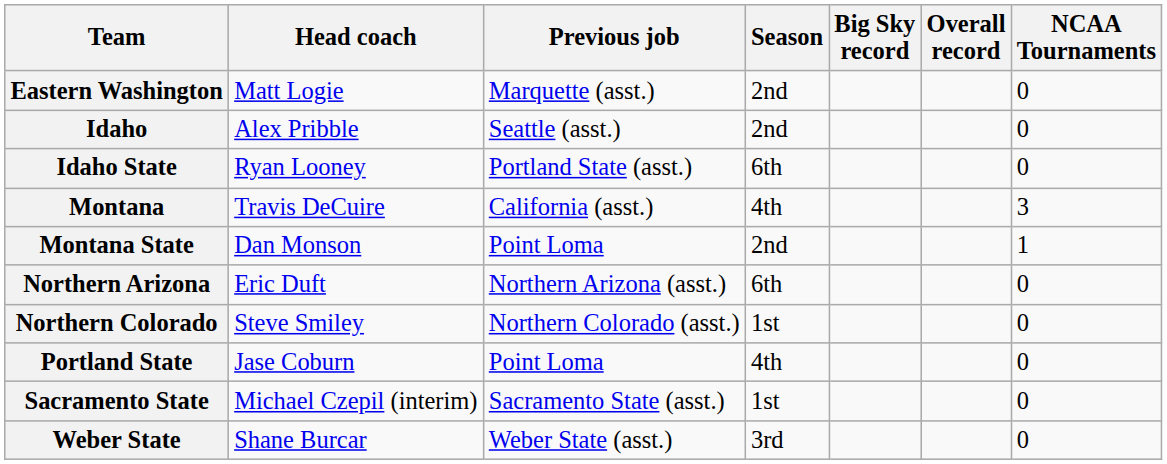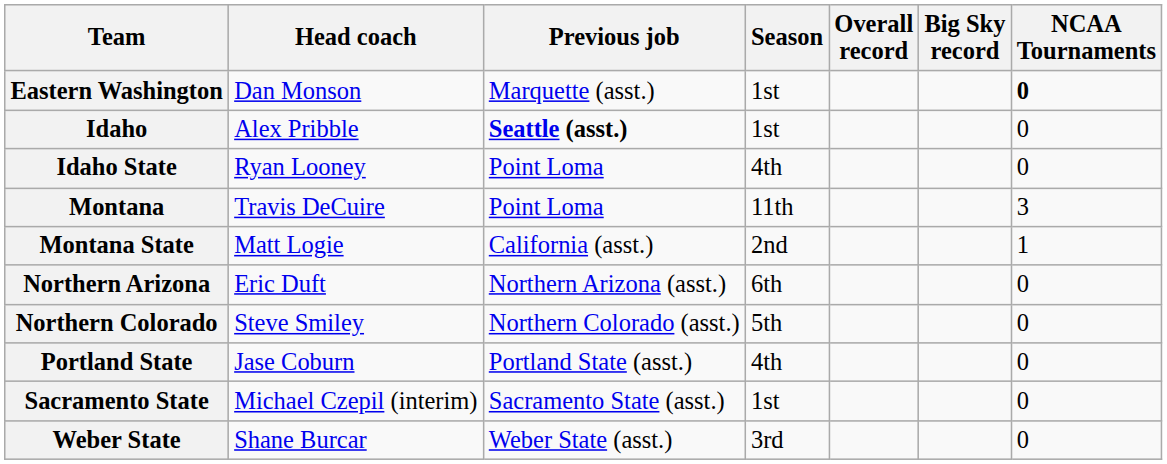columns swapped: (966, 37) <-> (875, 37)
(289, 90) Matt Logie -> (298, 90) Dan Monson
(769, 90) 2nd -> (765, 90) 1st
(1023, 90) normal -> (1023, 90) bold
(555, 129) normal -> (558, 129) bold
(769, 129) 2nd -> (765, 129) 1st
(590, 167) Portland State (asst.) -> (546, 167) Point Loma
(767, 167) 6th -> (767, 167) 4th
(571, 206) California (asst.) -> (546, 206) Point Loma
(767, 206) 4th -> (772, 206) 11th
(298, 245) Dan Monson -> (289, 245) Matt Logie
(546, 245) Point Loma -> (571, 245) California (asst.)
(765, 323) 1st -> (767, 323) 5th
(546, 362) Point Loma -> (590, 362) Portland State (asst.)
